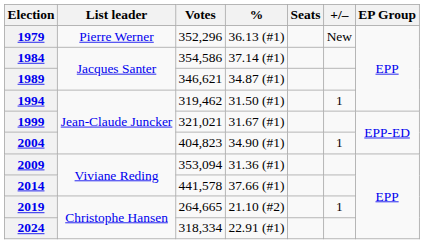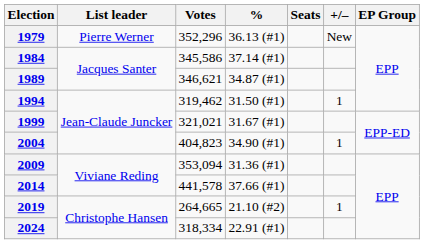(200, 57) 354,586 -> (200, 57) 345,586
